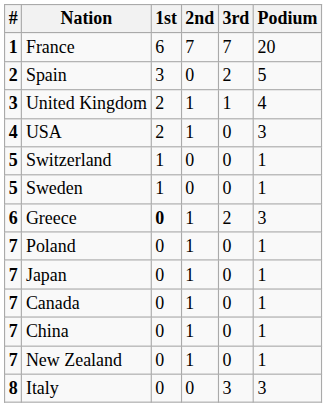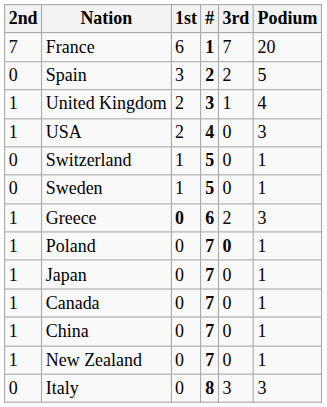columns swapped: (13, 18) <-> (200, 18)
(227, 246) normal -> (227, 246) bold
